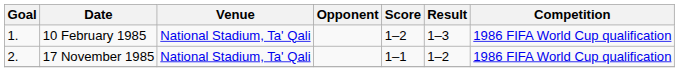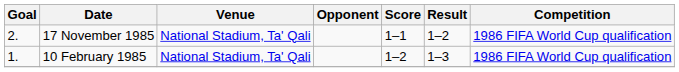rows swapped: (94, 35) <-> (98, 56)
